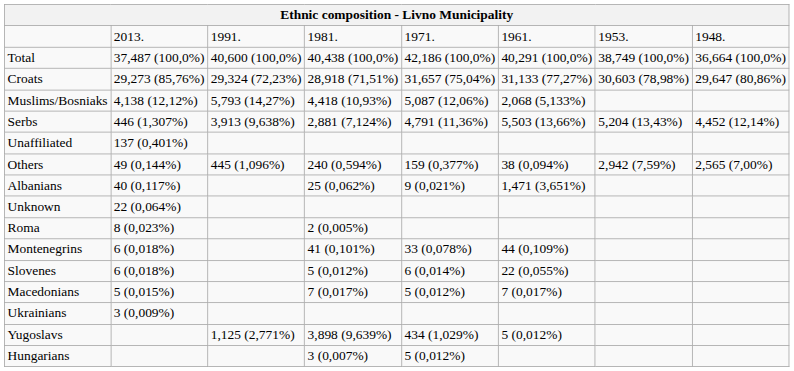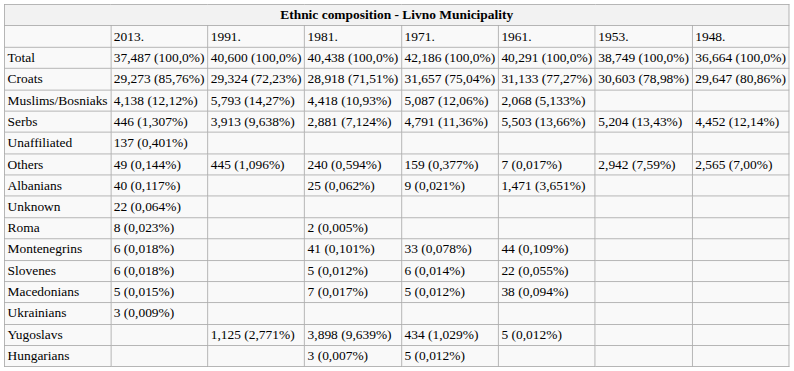(535, 164) 38 (0,094%) -> (532, 164) 7 (0,017%)
(532, 292) 7 (0,017%) -> (535, 292) 38 (0,094%)
